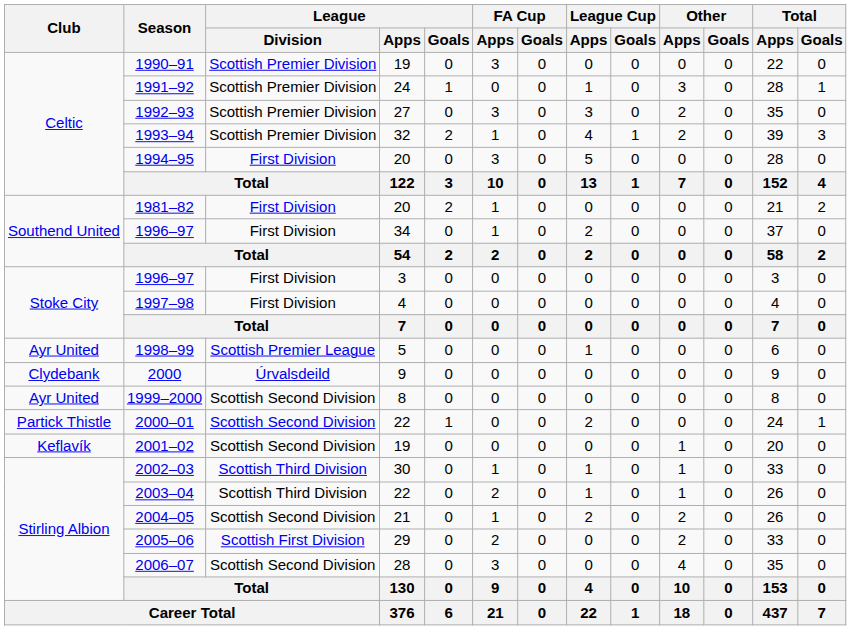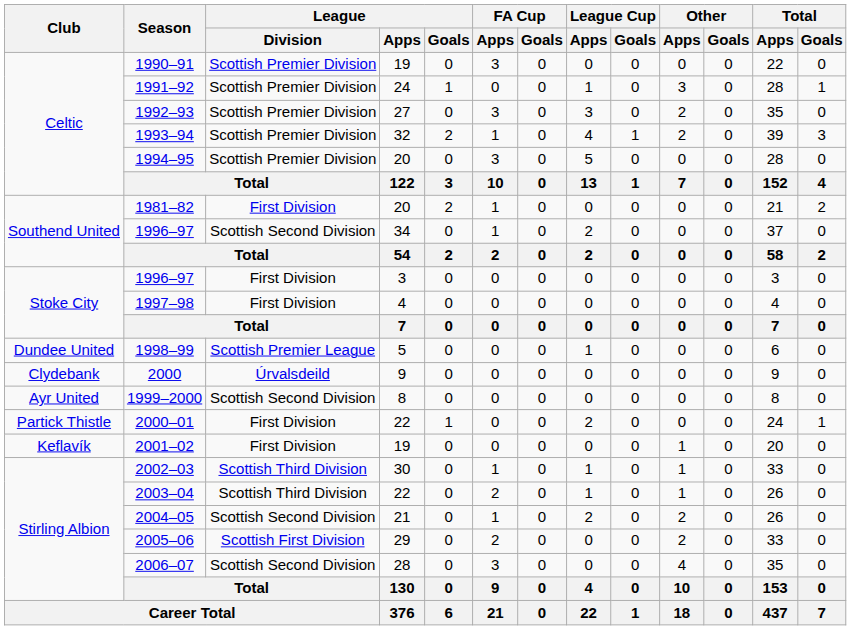(293, 159) First Division -> (293, 159) Scottish Premier Division
(293, 231) First Division -> (293, 231) Scottish Second Division
(64, 350) Ayr United -> (64, 350) Dundee United
(293, 421) Scottish Second Division -> (293, 421) First Division
(293, 445) Scottish Second Division -> (293, 445) First Division
